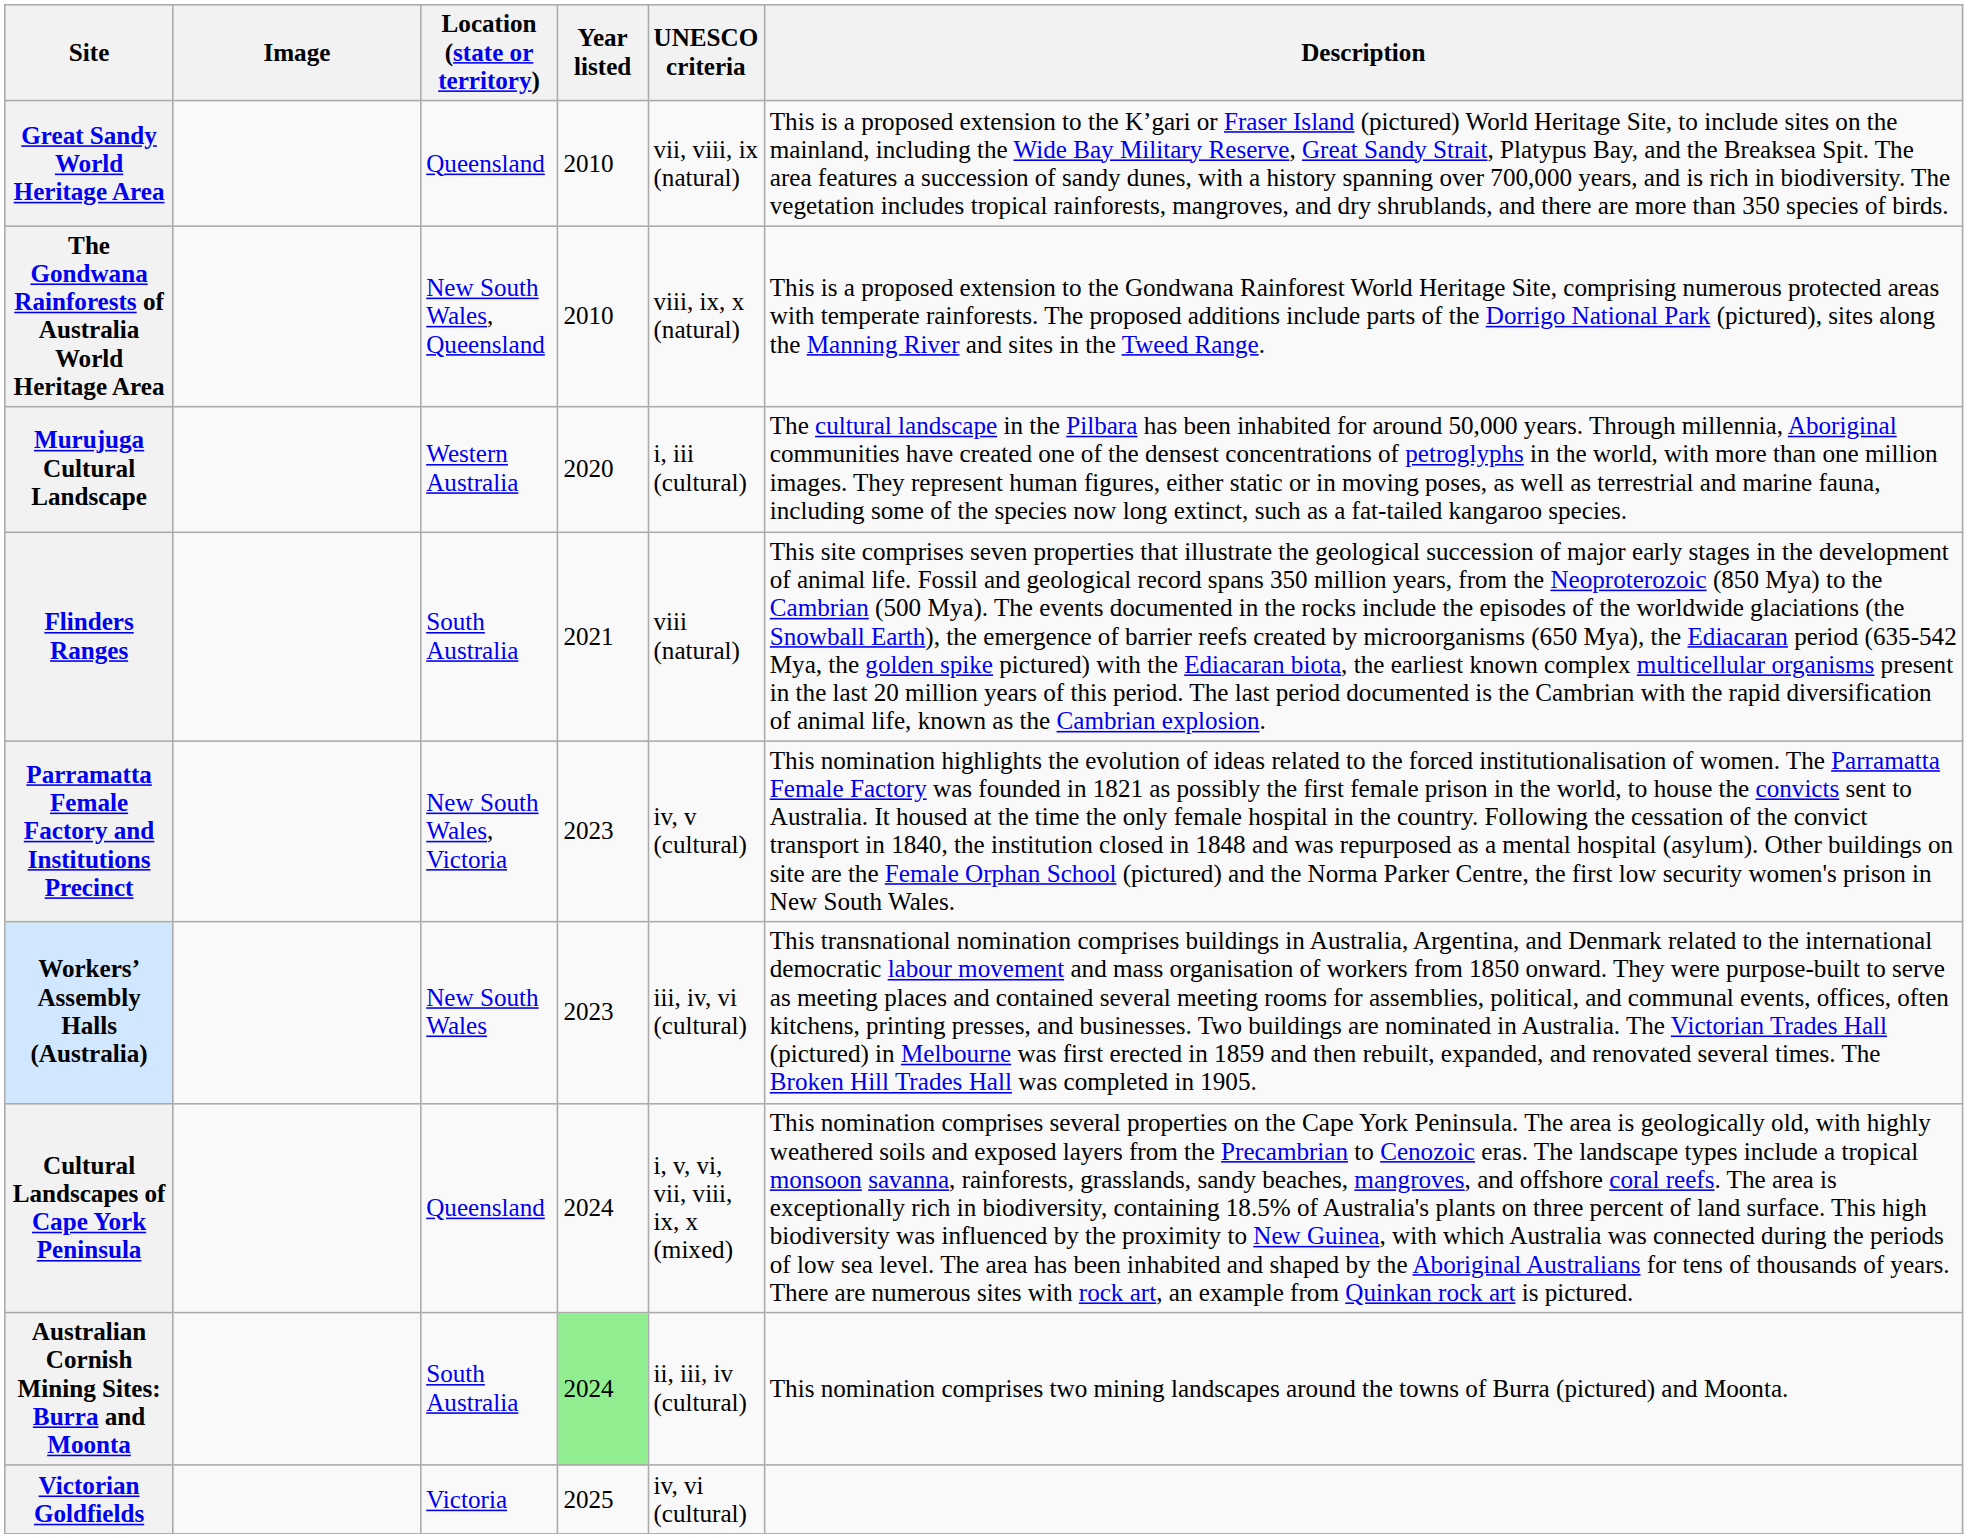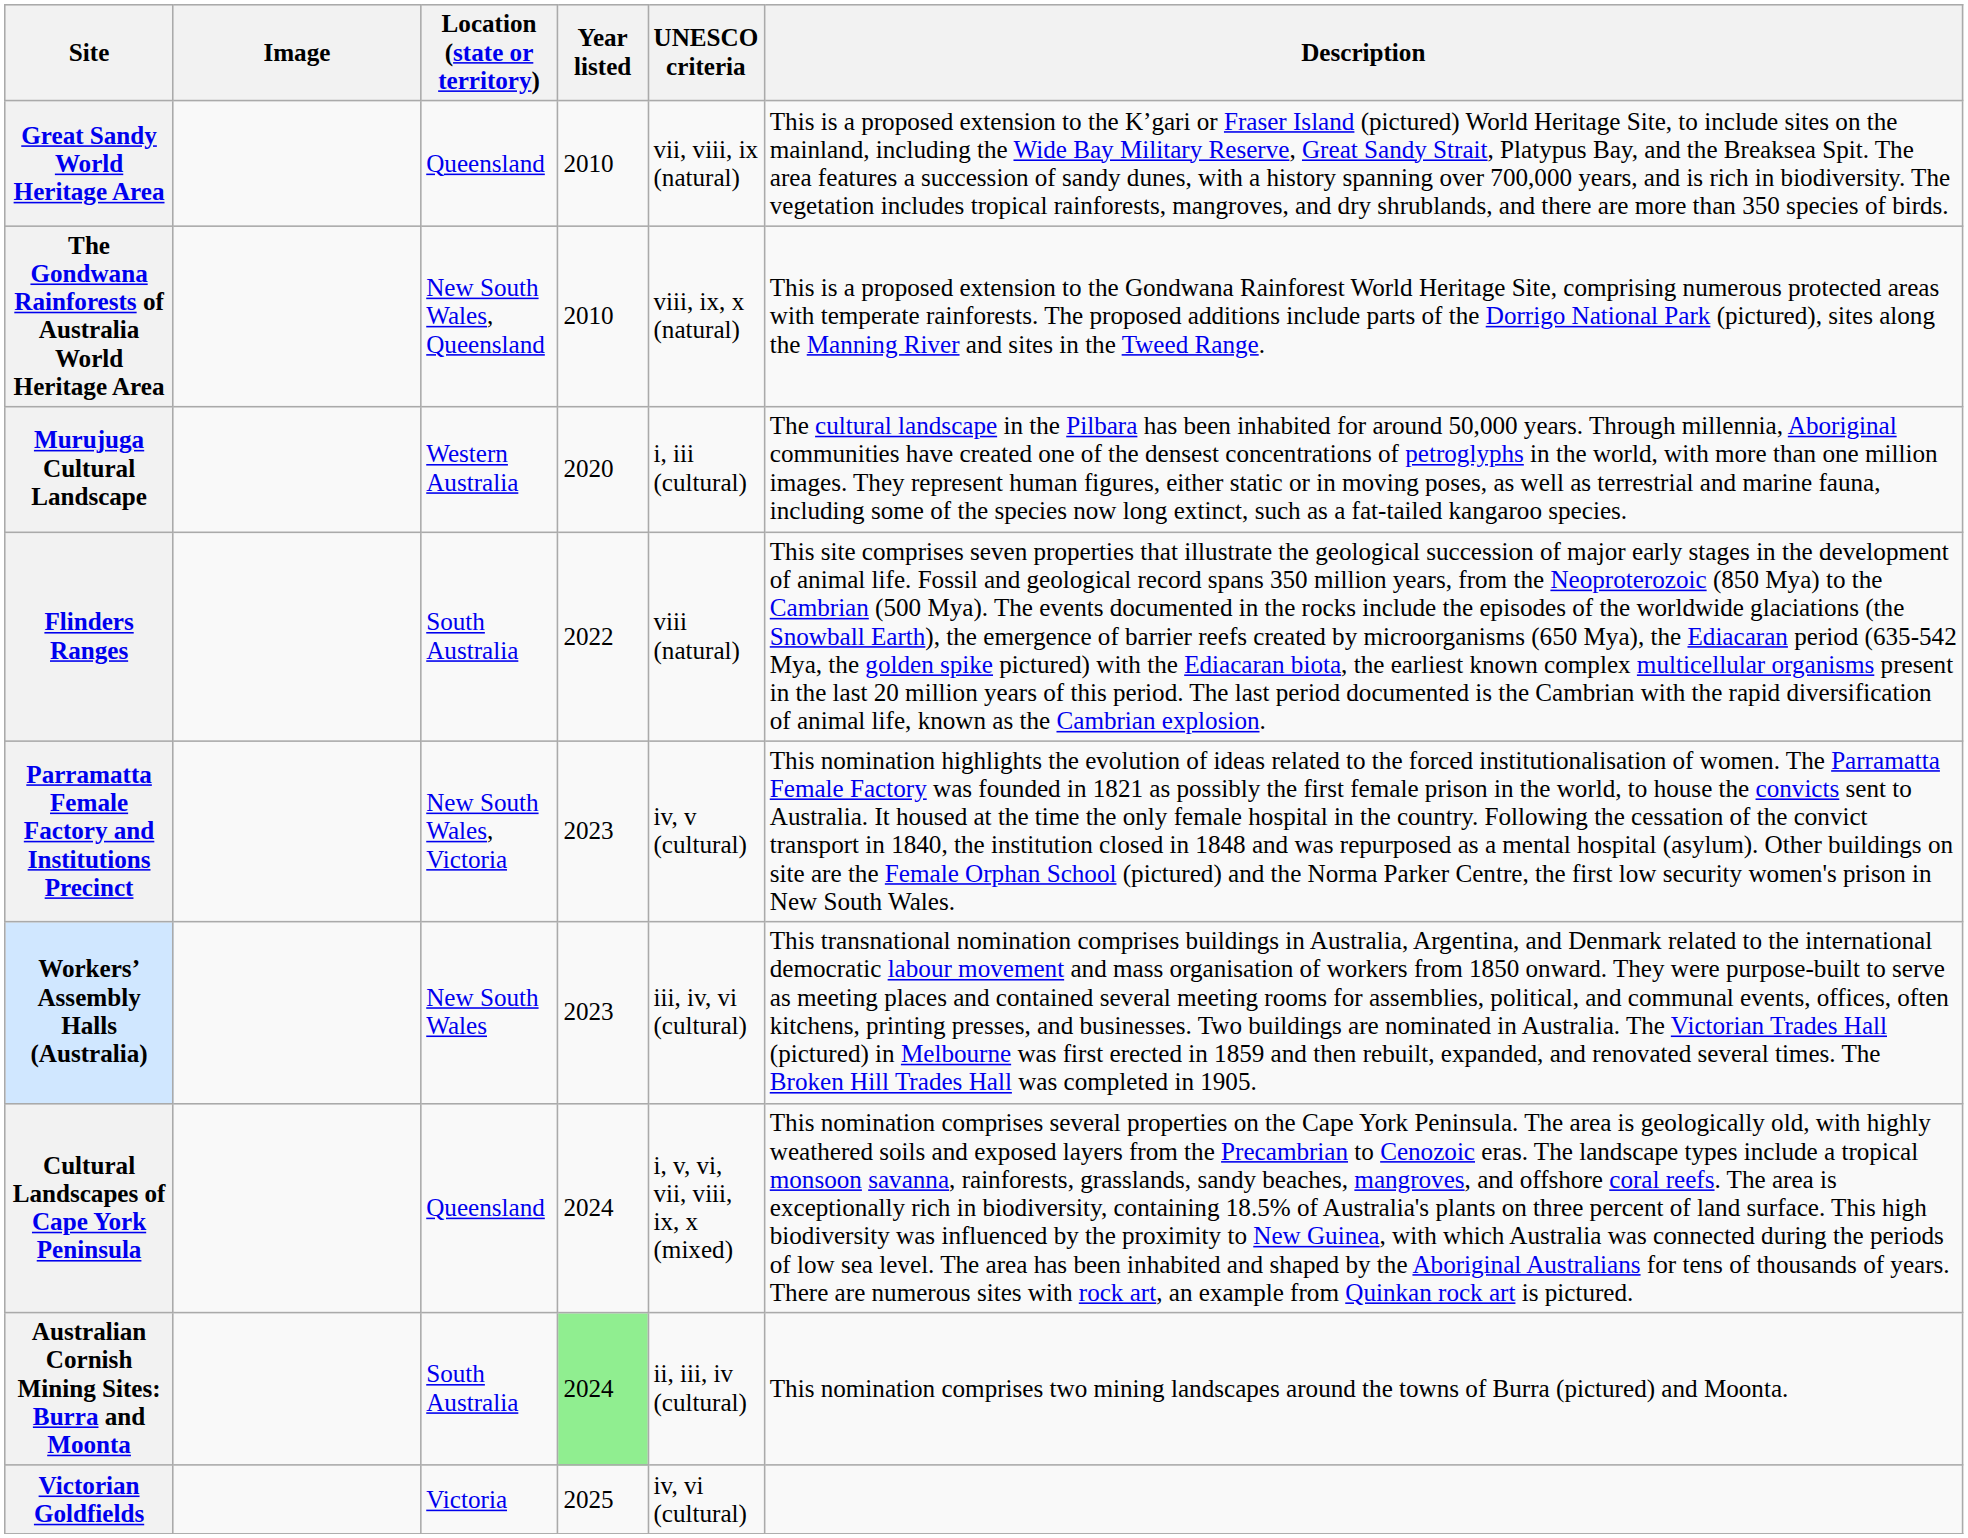(589, 635) 2021 -> (589, 635) 2022
